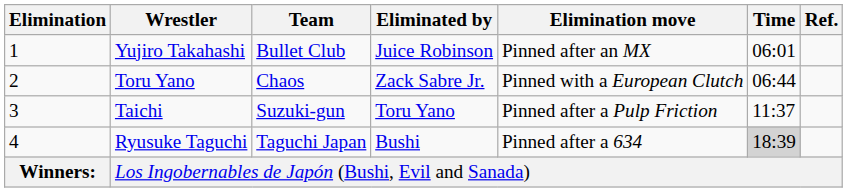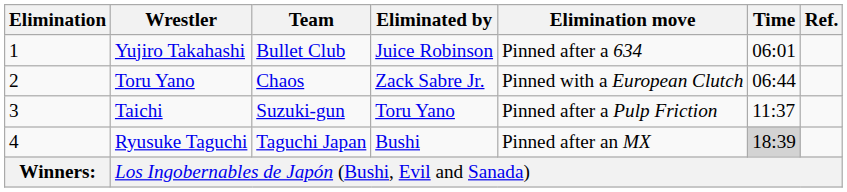(576, 50) Pinned after an MX -> (572, 50) Pinned after a 634
(572, 141) Pinned after a 634 -> (576, 141) Pinned after an MX
